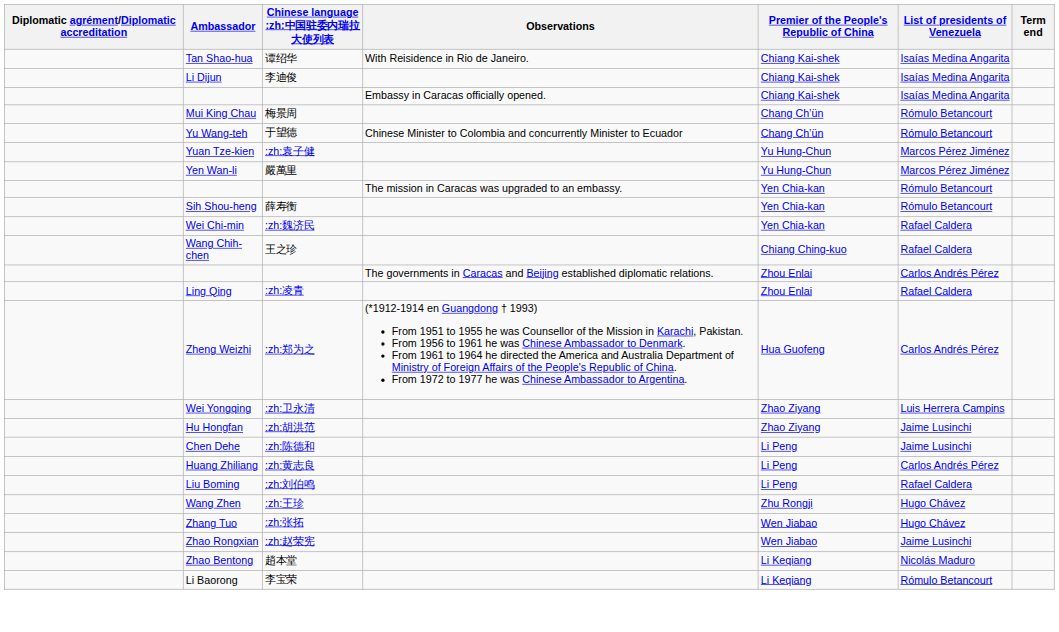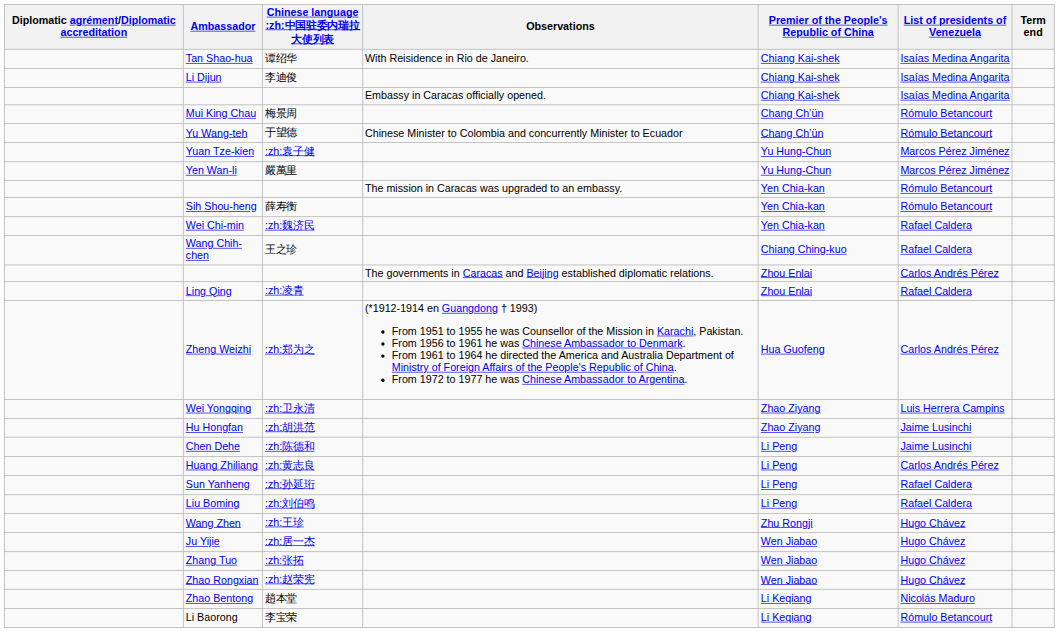+ row: (218, 485)
+ row: (203, 542)
(936, 542) Jaime Lusinchi -> (933, 580) Hugo Chávez
